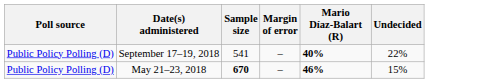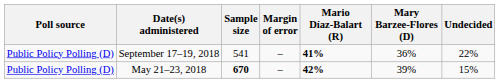+ column: (406, 24)
(313, 53) 40% -> (313, 53) 41%
(313, 70) 46% -> (313, 70) 42%
